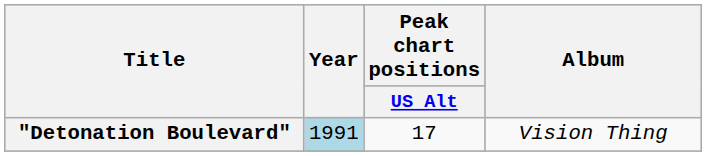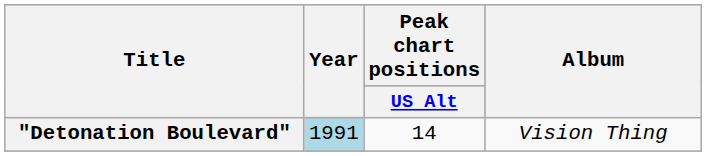(424, 134) 17 -> (424, 134) 14
